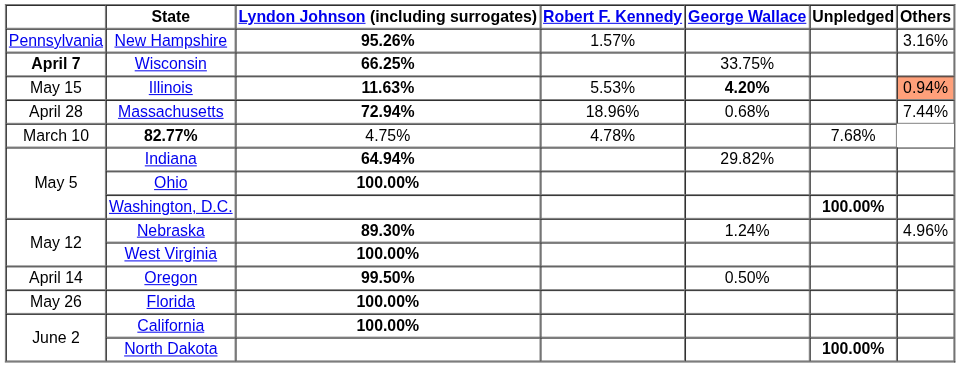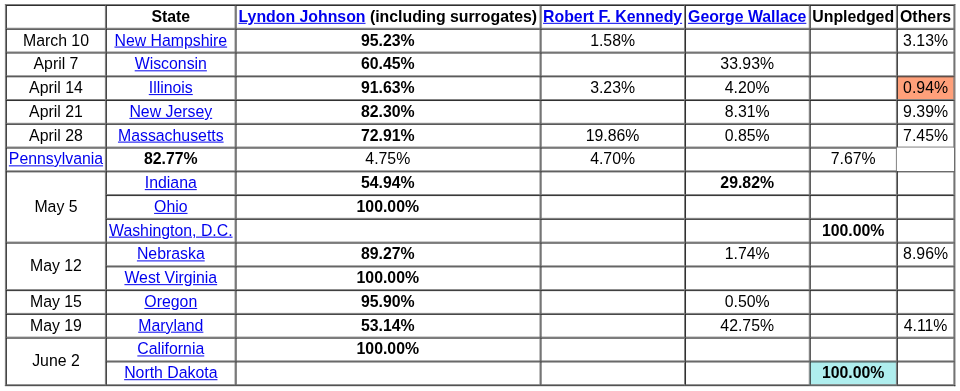(56, 40) Pennsylvania -> (56, 40) March 10
(388, 40) 95.26% -> (388, 40) 95.23%
(613, 40) 1.57% -> (613, 40) 1.58%
(926, 40) 3.16% -> (926, 40) 3.13%
(56, 64) bold -> (56, 64) normal
(388, 64) 66.25% -> (388, 64) 60.45%
(747, 64) 33.75% -> (747, 64) 33.93%
(56, 88) May 15 -> (56, 88) April 14
(388, 88) 11.63% -> (388, 88) 91.63%
(613, 88) 5.53% -> (613, 88) 3.23%
(747, 88) bold -> (747, 88) normal
+ row: (171, 111)
(388, 111) 72.94% -> (388, 135) 72.91%
(613, 111) 18.96% -> (613, 135) 19.86%
(747, 111) 0.68% -> (747, 135) 0.85%
(926, 111) 7.44% -> (926, 135) 7.45%
(56, 135) March 10 -> (56, 159) Pennsylvania
(613, 135) 4.78% -> (613, 159) 4.70%
(853, 135) 7.68% -> (853, 159) 7.67%
(388, 159) 64.94% -> (388, 183) 54.94%
(747, 159) normal -> (747, 183) bold
(388, 230) 89.30% -> (388, 254) 89.27%
(747, 230) 1.24% -> (747, 254) 1.74%
(926, 230) 4.96% -> (926, 254) 8.96%
(56, 278) April 14 -> (56, 301) May 15
(388, 278) 99.50% -> (388, 301) 95.90%
+ row: (171, 325)
- row: (171, 301)
(853, 349) no background -> (853, 373) paleturquoise background
